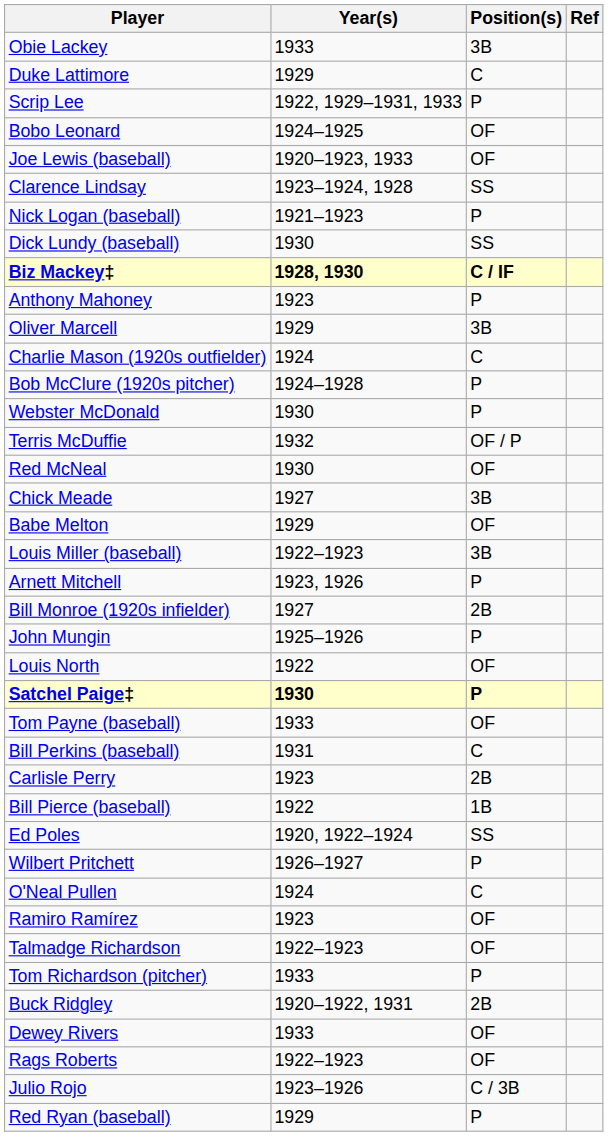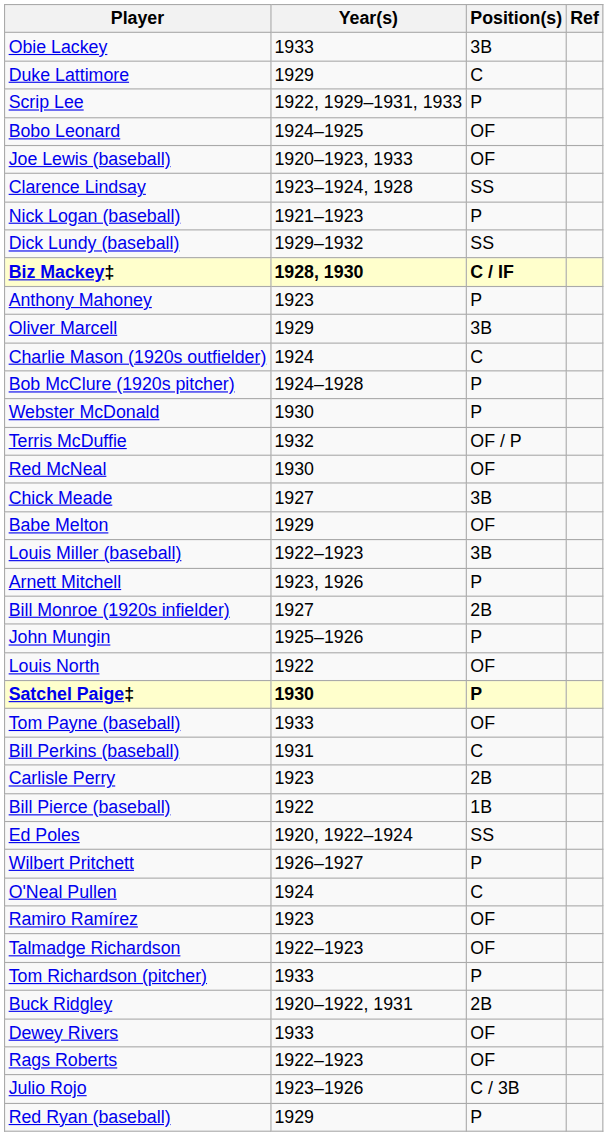(294, 243) 1930 -> (319, 243) 1929–1932
